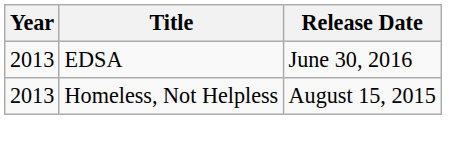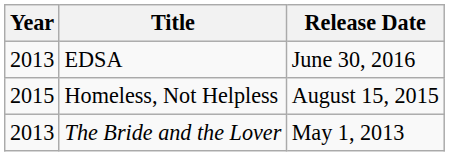(32, 96) 2013 -> (32, 96) 2015
+ row: (173, 132)
